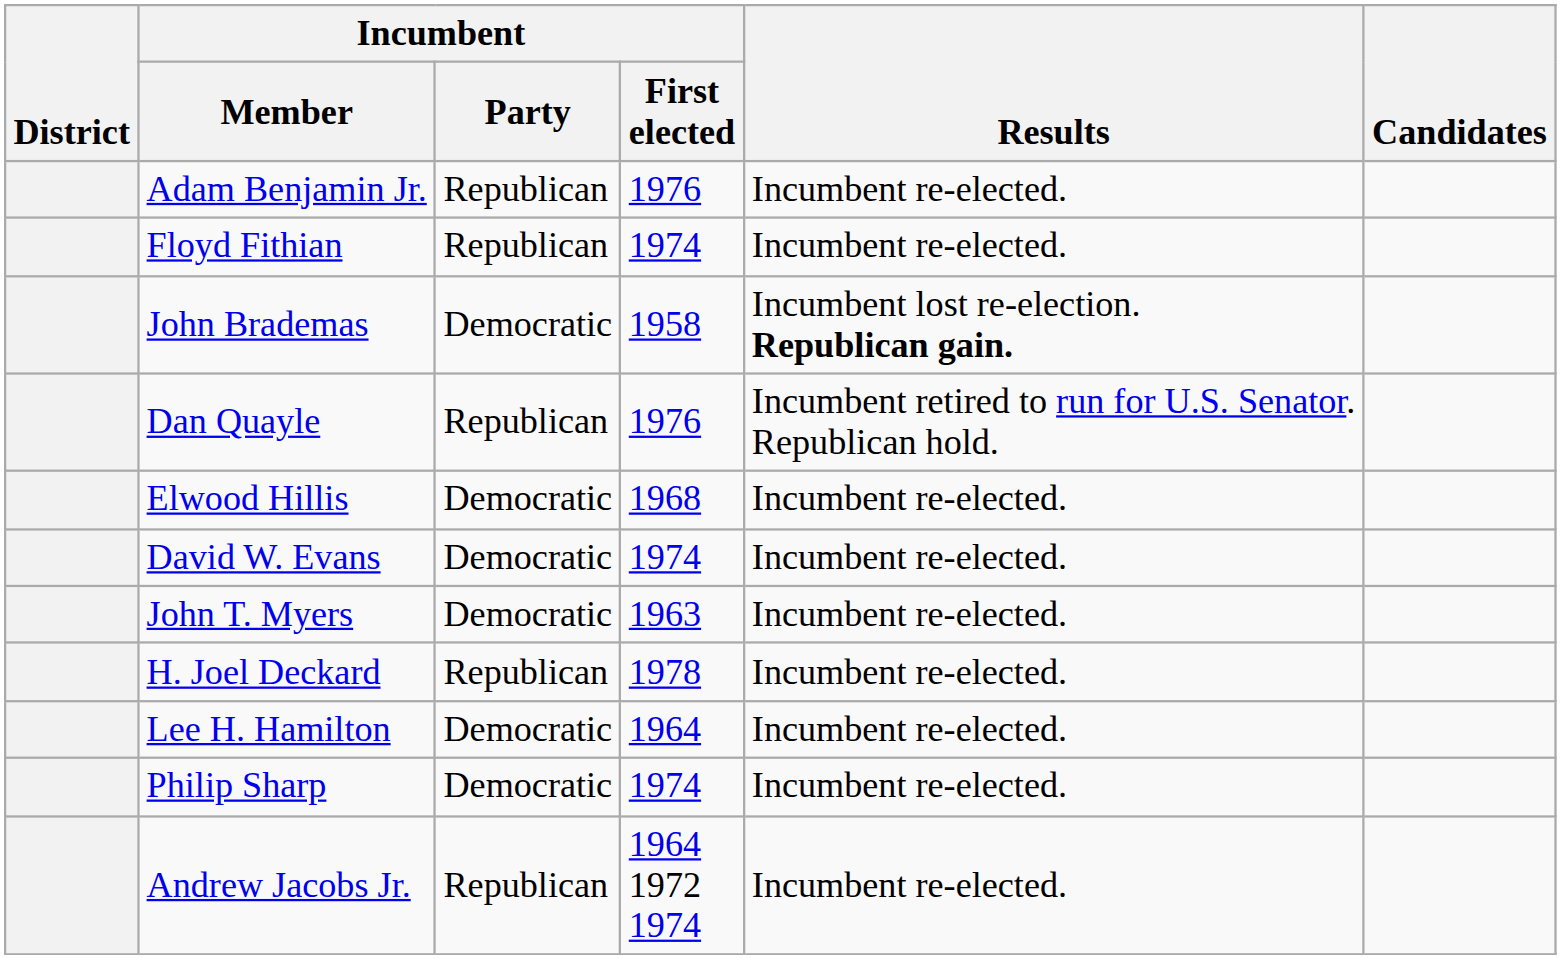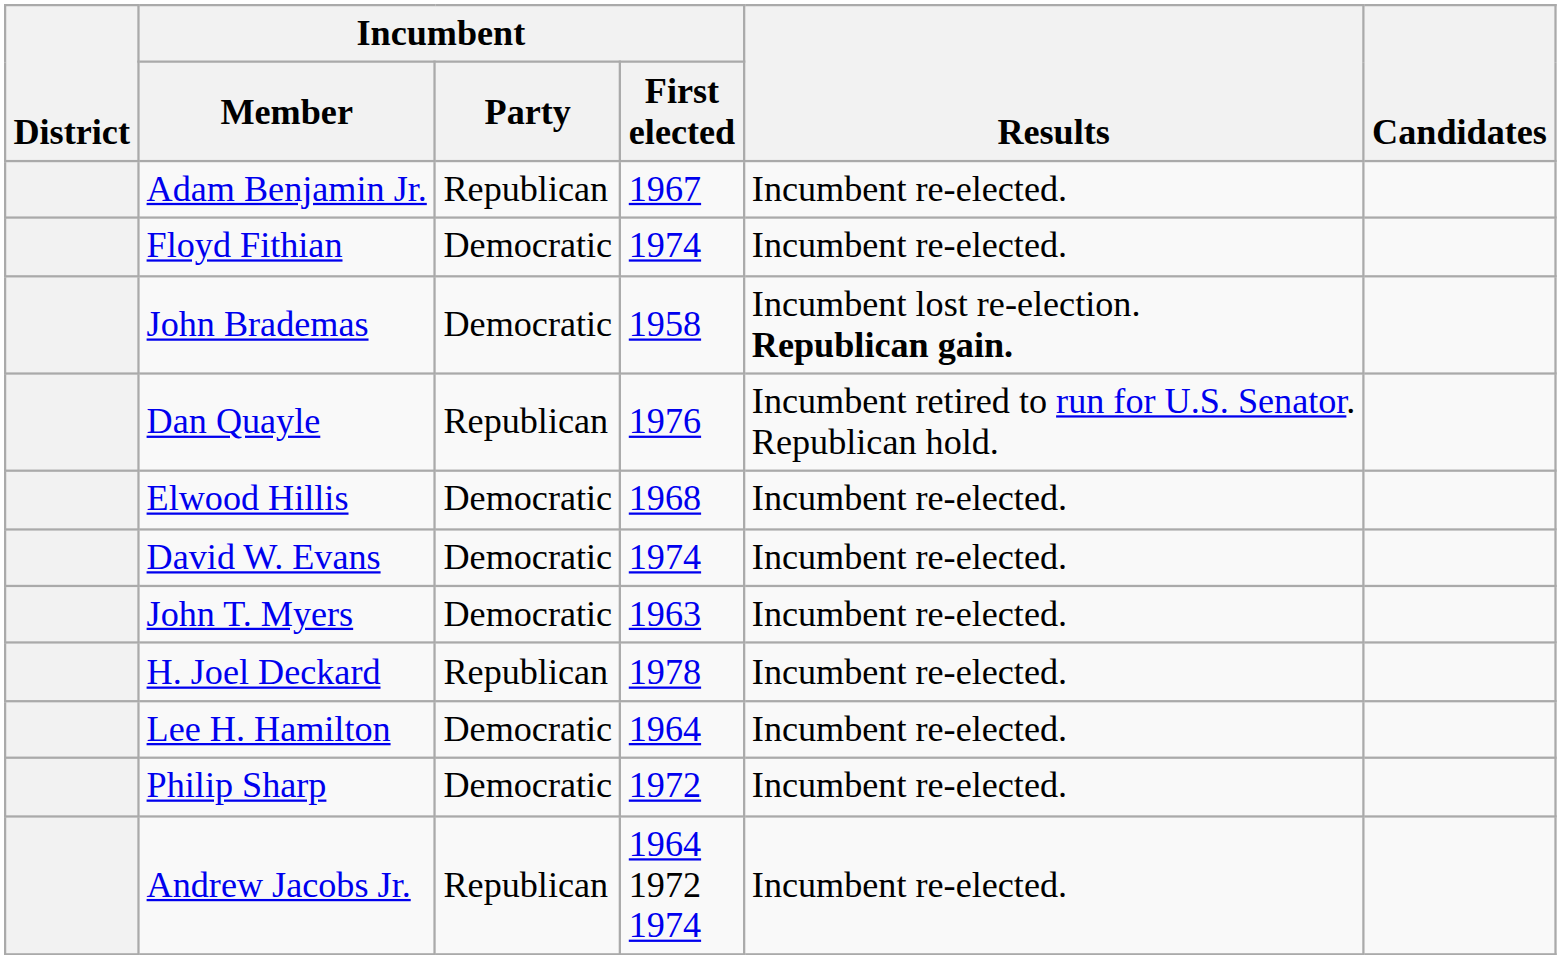(665, 188) 1976 -> (665, 188) 1967
(526, 245) Republican -> (528, 245) Democratic
(665, 786) 1974 -> (665, 786) 1972
